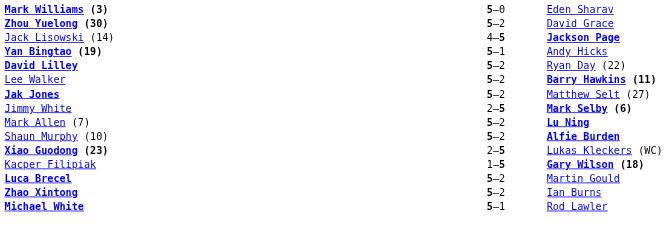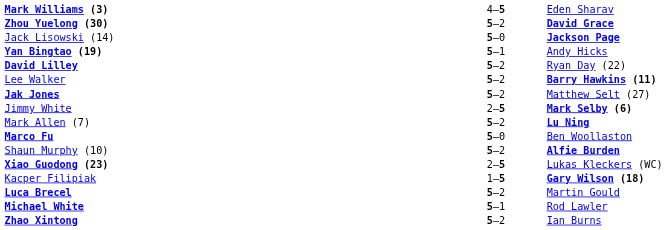(496, 10) 5–0 -> (496, 10) 4–5
(580, 24) normal -> (580, 24) bold
(496, 38) 4–5 -> (496, 38) 5–0
+ row: (29, 136)
rows swapped: (44, 206) <-> (41, 192)
